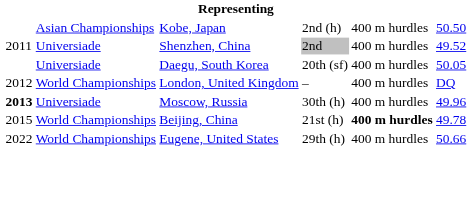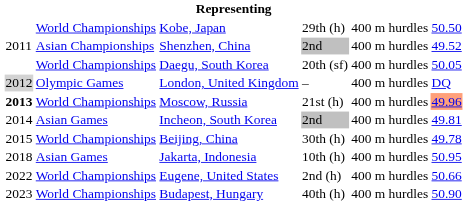(95, 27) Asian Championships -> (96, 27) World Championships
(322, 27) 2nd (h) -> (323, 27) 29th (h)
(68, 46) Universiade -> (95, 46) Asian Championships
(68, 64) Universiade -> (96, 64) World Championships
(19, 83) no background -> (19, 83) lightgrey background
(96, 83) World Championships -> (80, 83) Olympic Games
(68, 101) Universiade -> (96, 101) World Championships
(323, 101) 30th (h) -> (323, 101) 21st (h)
(451, 101) no background -> (447, 101) lightsalmon background
+ row: (218, 120)
(323, 120) 21st (h) -> (323, 138) 30th (h)
(392, 120) bold -> (390, 138) normal
+ row: (208, 156)
(323, 138) 29th (h) -> (322, 175) 2nd (h)
+ row: (211, 193)
